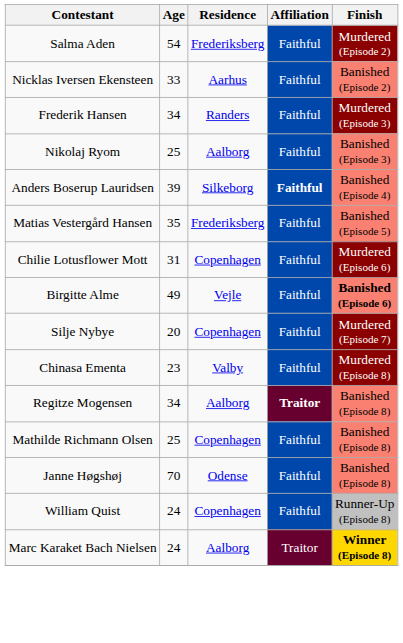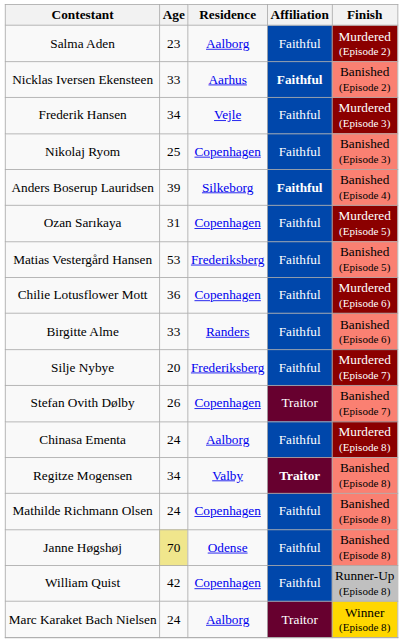(174, 43) 54 -> (174, 43) 23
(228, 43) Frederiksberg -> (228, 43) Aalborg
(300, 79) normal -> (300, 79) bold
(228, 115) Randers -> (228, 115) Vejle
(228, 151) Aalborg -> (228, 151) Copenhagen
+ row: (83, 223)
(174, 223) 35 -> (174, 259) 53
(174, 259) 31 -> (174, 295) 36
(174, 295) 49 -> (174, 331) 33
(228, 295) Vejle -> (228, 331) Randers
(365, 295) bold -> (365, 331) normal
(228, 331) Copenhagen -> (228, 367) Frederiksberg
+ row: (83, 403)
(174, 367) 23 -> (174, 439) 24
(228, 367) Valby -> (228, 439) Aalborg
(228, 403) Aalborg -> (228, 475) Valby
(174, 439) 25 -> (174, 511) 24
(174, 475) no background -> (174, 547) khaki background
(174, 511) 24 -> (174, 583) 42
(365, 547) bold -> (365, 619) normal
